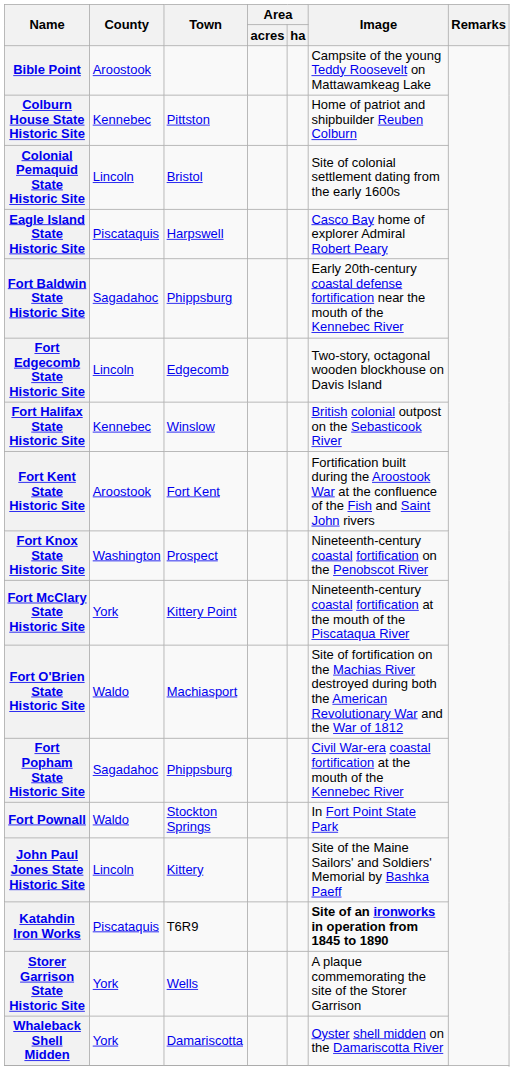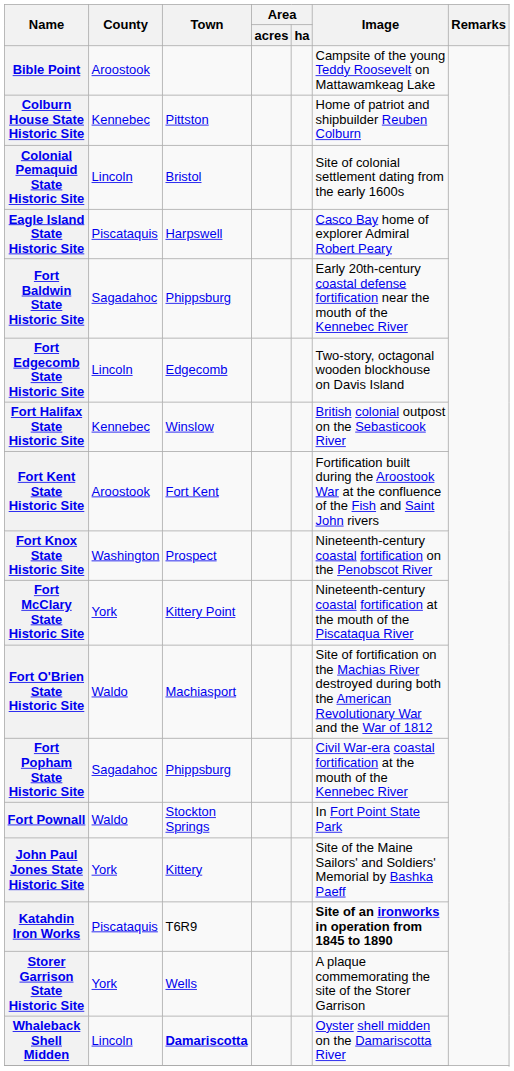(113, 869) Lincoln -> (104, 869) York
(105, 1040) York -> (112, 1040) Lincoln
(205, 1040) normal -> (207, 1040) bold
